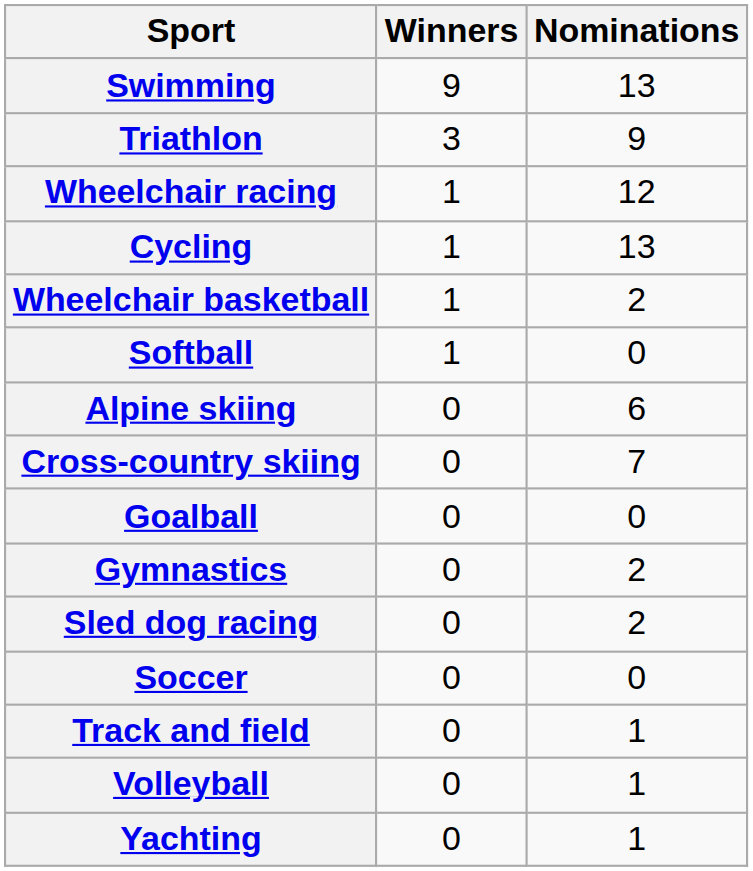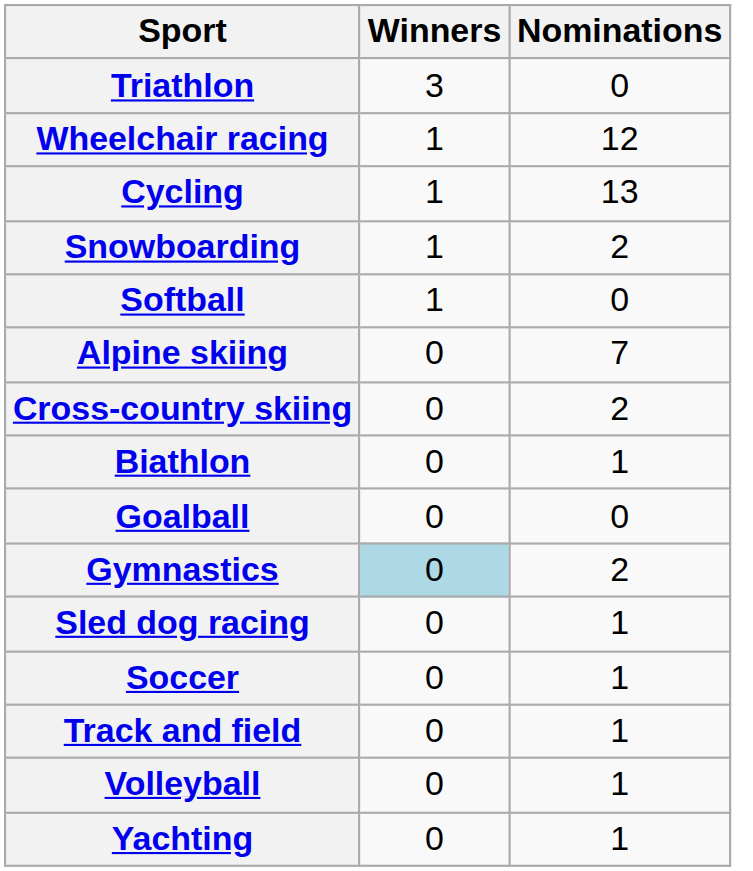- row: (191, 85)
(637, 138) 9 -> (620, 85) 0
- row: (191, 300)
+ row: (182, 246)
(637, 407) 6 -> (620, 354) 7
(637, 461) 7 -> (620, 407) 2
+ row: (183, 461)
(452, 569) no background -> (435, 569) lightblue background
(637, 623) 2 -> (620, 623) 1
(637, 676) 0 -> (620, 676) 1
